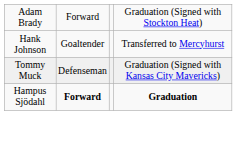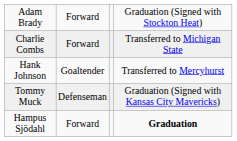+ row: (30, 44)
(83, 97) bold -> (83, 123) normal
